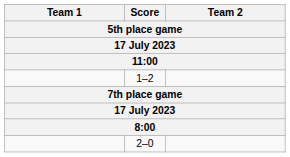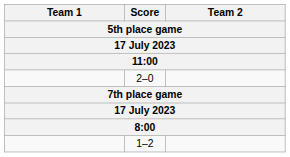rows swapped: (145, 144) <-> (145, 78)
